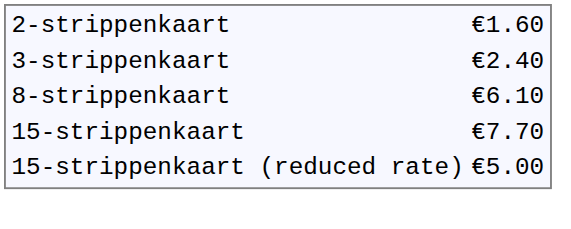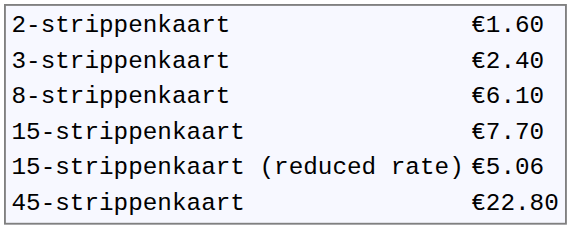(508, 168) €5.00 -> (508, 168) €5.06
+ row: (128, 203)
